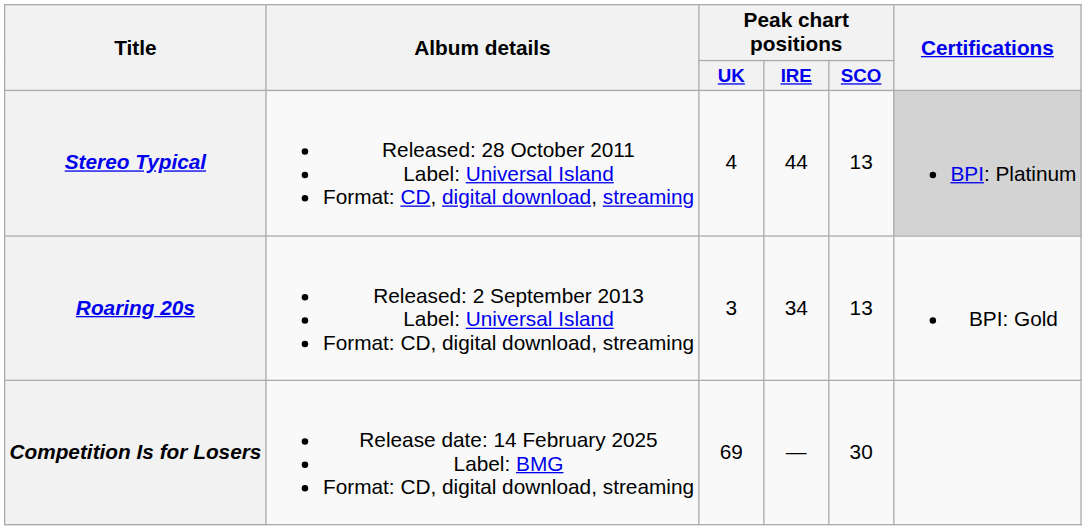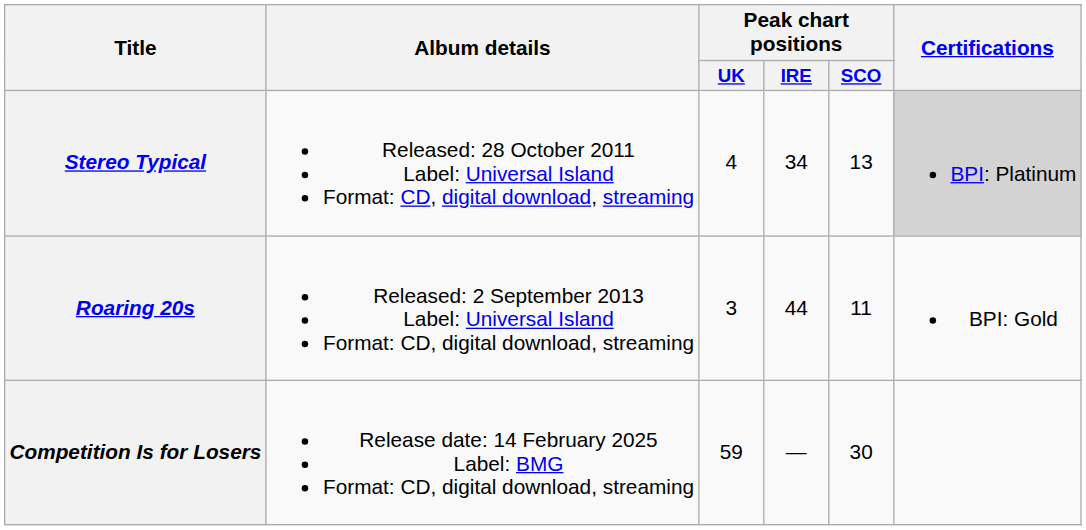(796, 162) 44 -> (796, 162) 34
(796, 307) 34 -> (796, 307) 44
(861, 307) 13 -> (861, 307) 11
(731, 452) 69 -> (731, 452) 59
